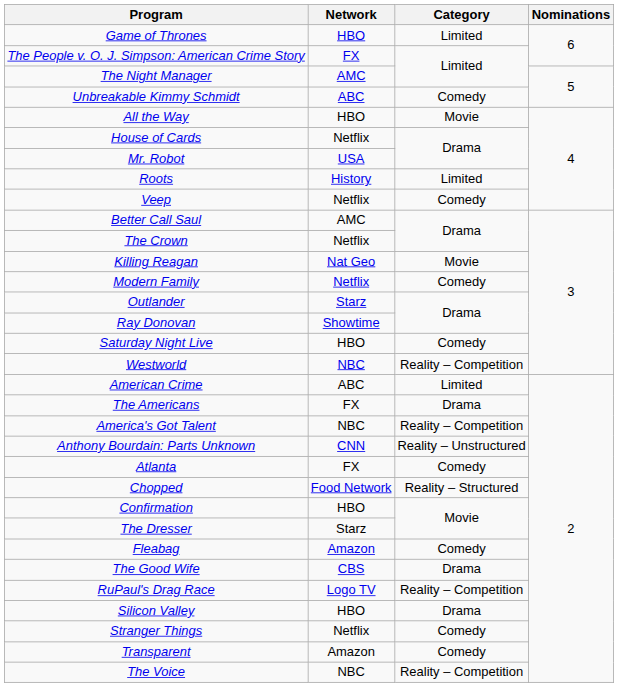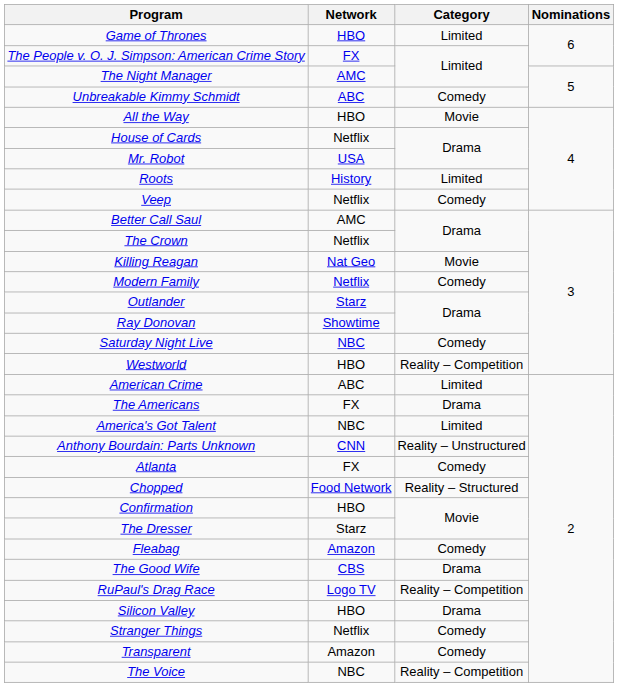(351, 343) HBO -> (351, 343) NBC
(351, 364) NBC -> (351, 364) HBO
(462, 425) Reality – Competition -> (462, 425) Limited
